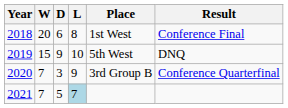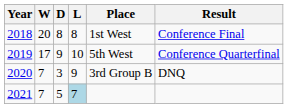(59, 34) 6 -> (59, 34) 8
(44, 53) 15 -> (44, 53) 17
(172, 53) DNQ -> (219, 53) Conference Quarterfinal
(219, 73) Conference Quarterfinal -> (172, 73) DNQ
